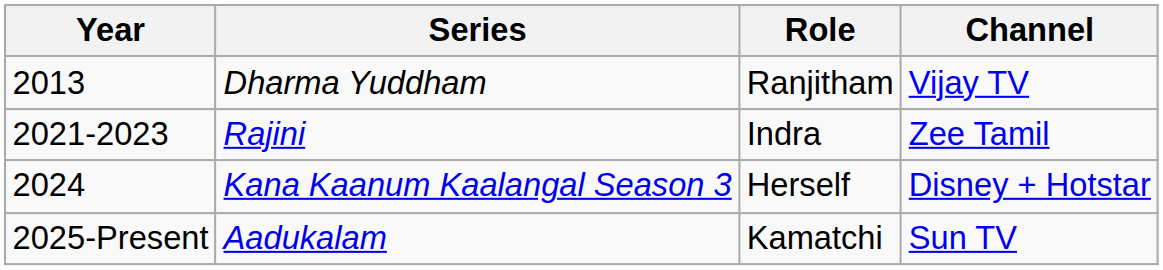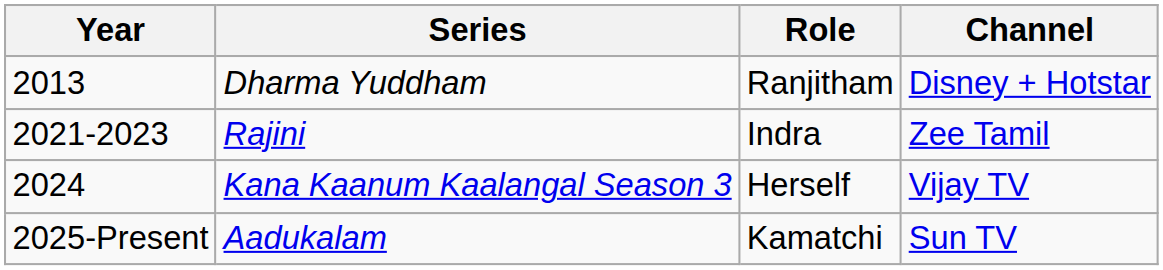(969, 82) Vijay TV -> (1030, 82) Disney + Hotstar
(1030, 185) Disney + Hotstar -> (969, 185) Vijay TV
